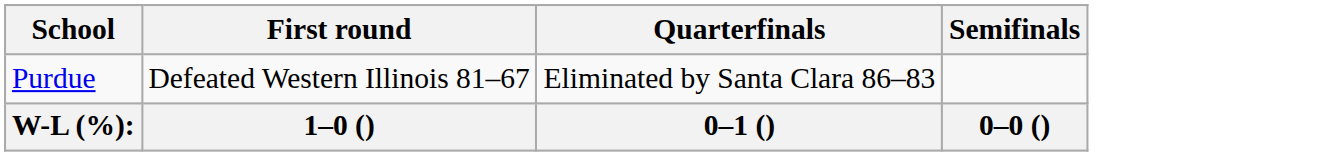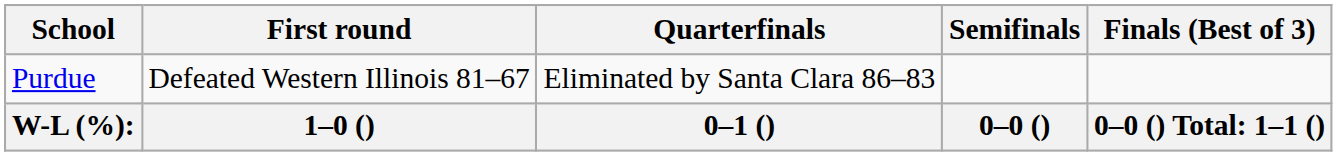+ column: (1210, 29)
